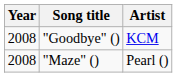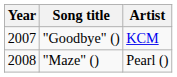(22, 38) 2008 -> (22, 38) 2007
